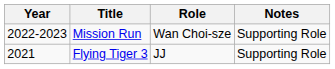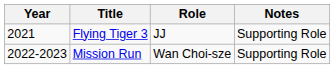rows swapped: (110, 53) <-> (107, 34)
